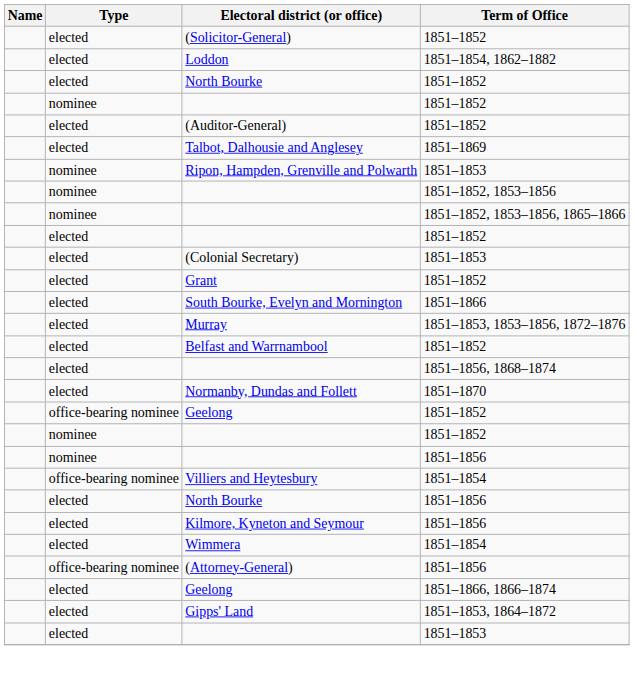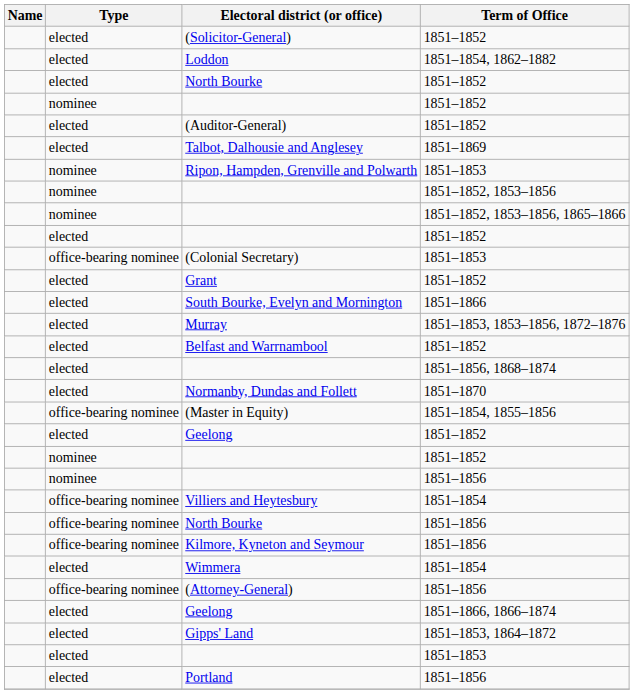(69, 258) elected -> (114, 258) office-bearing nominee
+ row: (237, 412)
(114, 412) office-bearing nominee -> (69, 434) elected
(69, 501) elected -> (114, 523) office-bearing nominee
(69, 523) elected -> (114, 545) office-bearing nominee
+ row: (209, 677)
